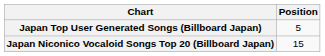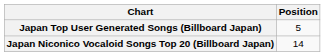(298, 43) 15 -> (298, 43) 14
